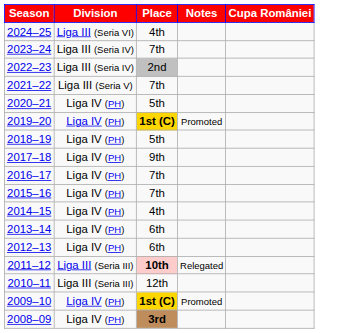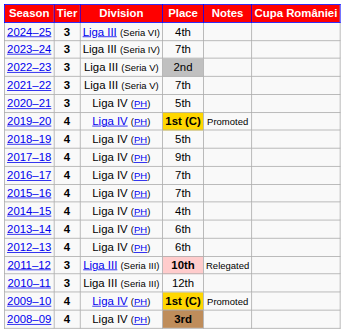+ column: (67, 14)
(95, 68) Liga III (Seria IV) -> (121, 68) Liga III (Seria V)
